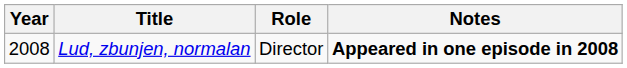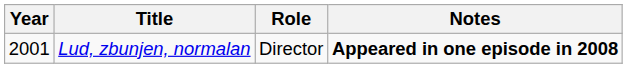(29, 48) 2008 -> (29, 48) 2001
